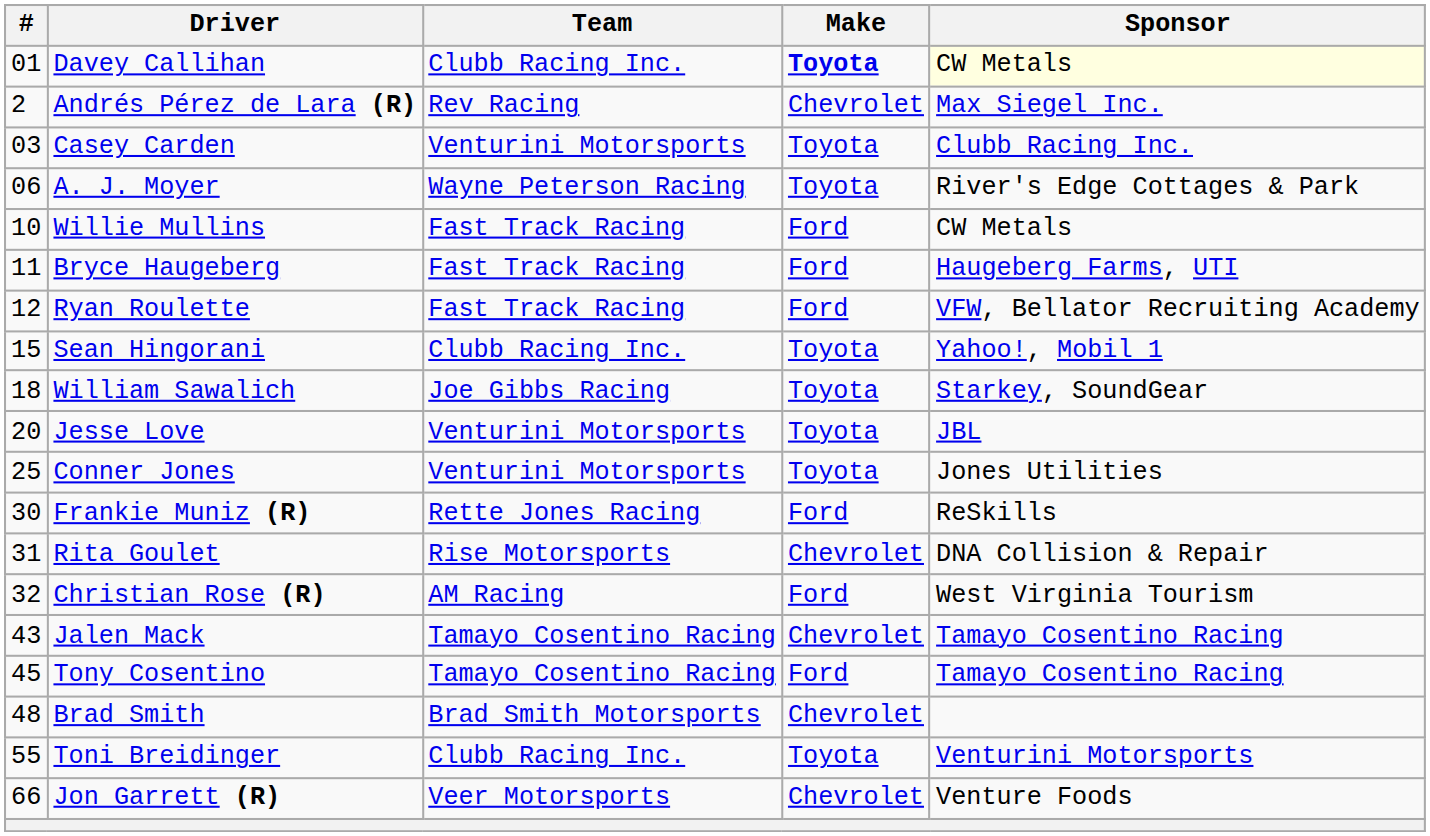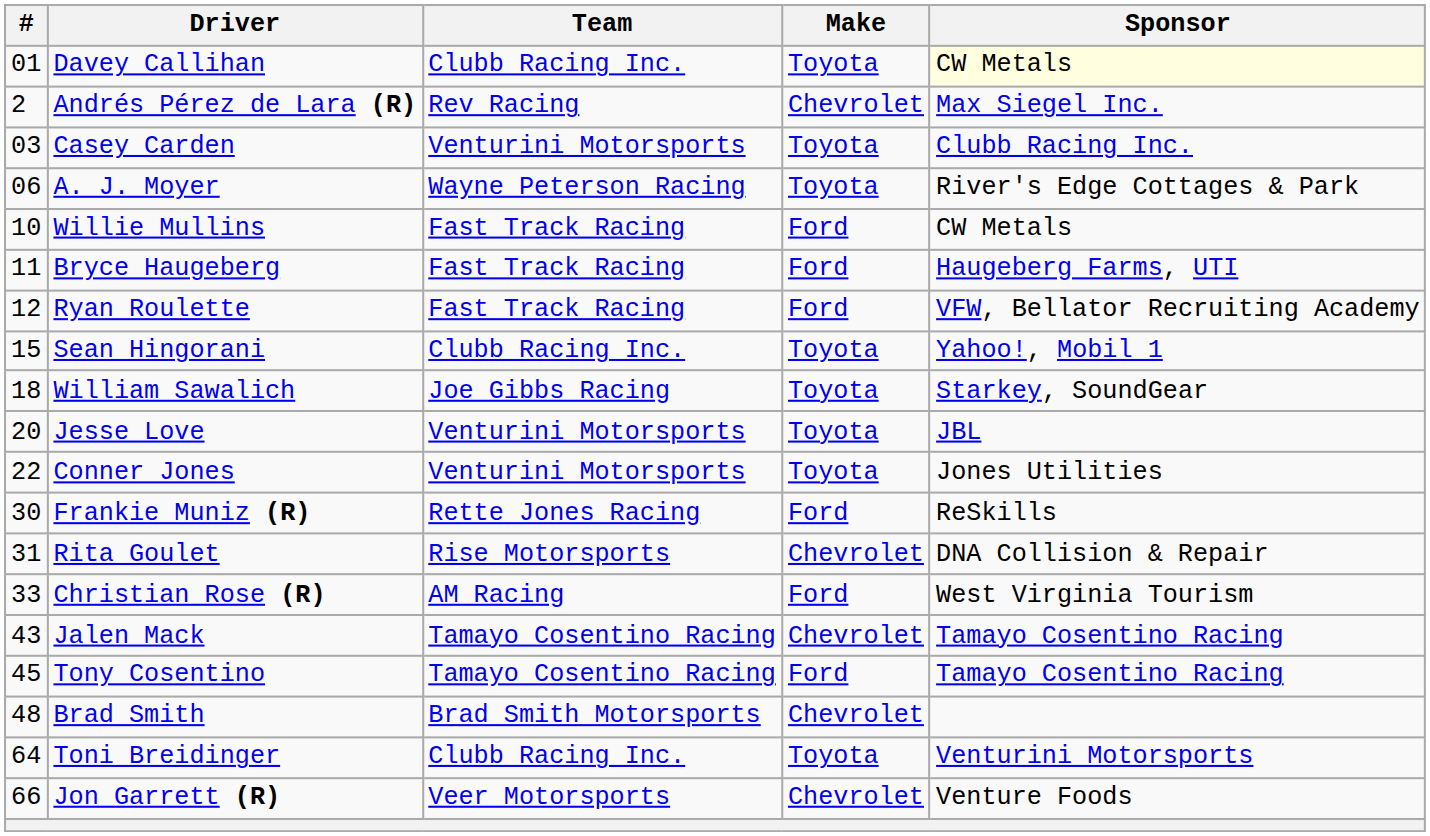(833, 66) bold -> (833, 66) normal
(26, 473) 25 -> (26, 473) 22
(26, 595) 32 -> (26, 595) 33
(26, 758) 55 -> (26, 758) 64
